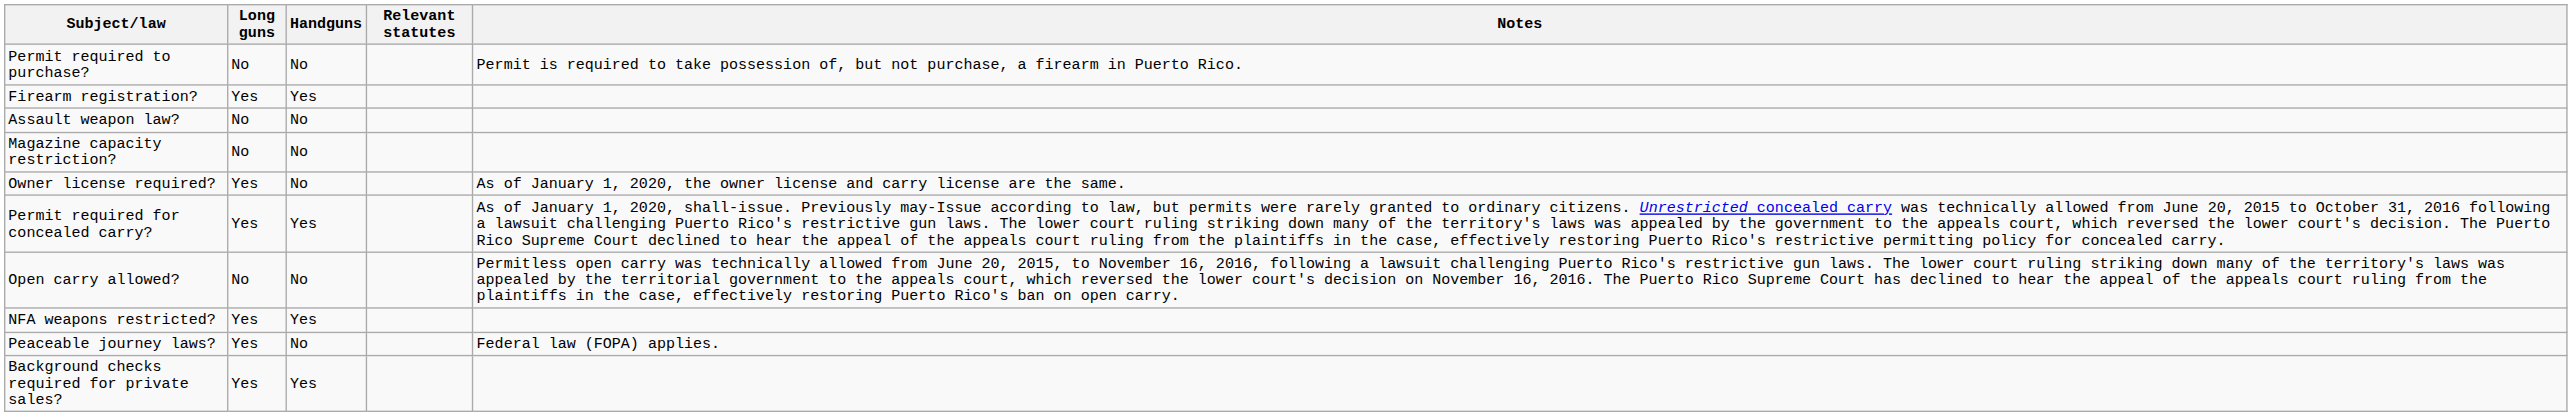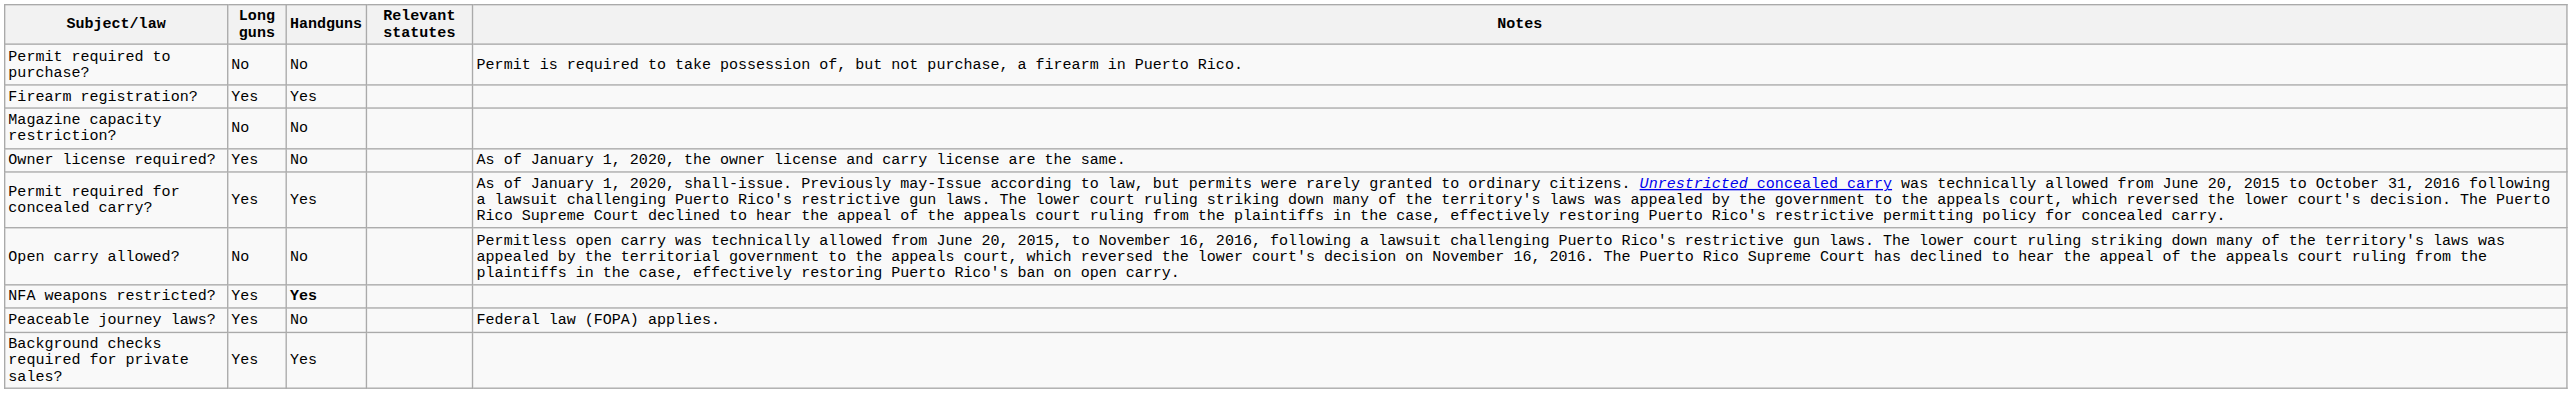- row: (94, 120)
(303, 320) normal -> (303, 297) bold
